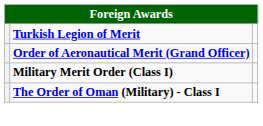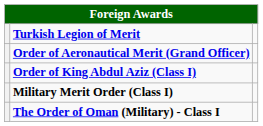+ row: (105, 72)
